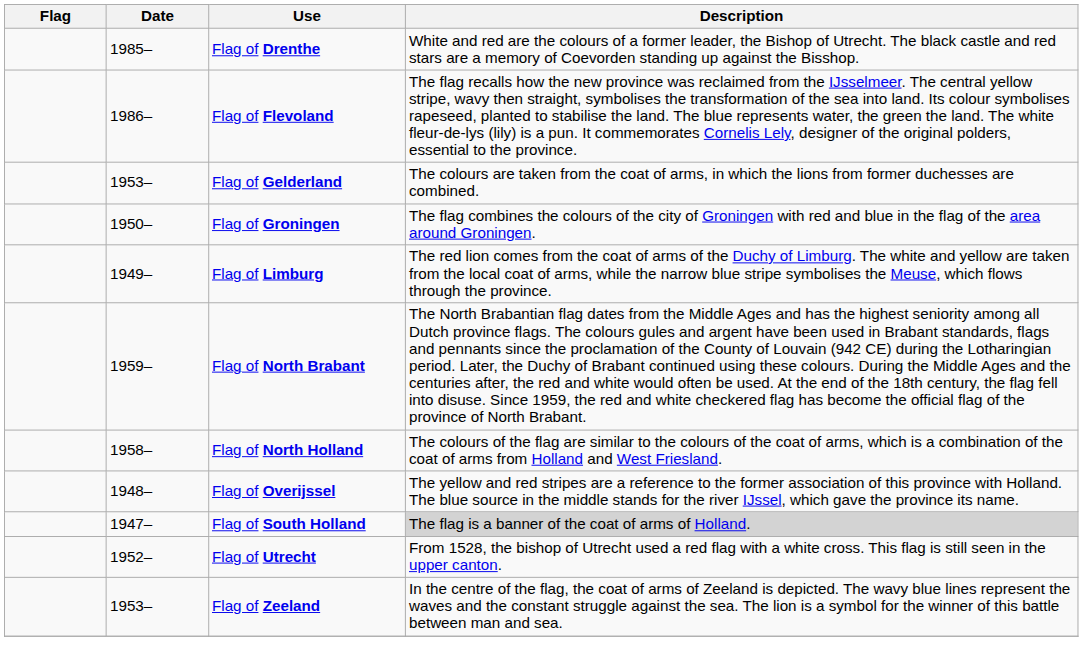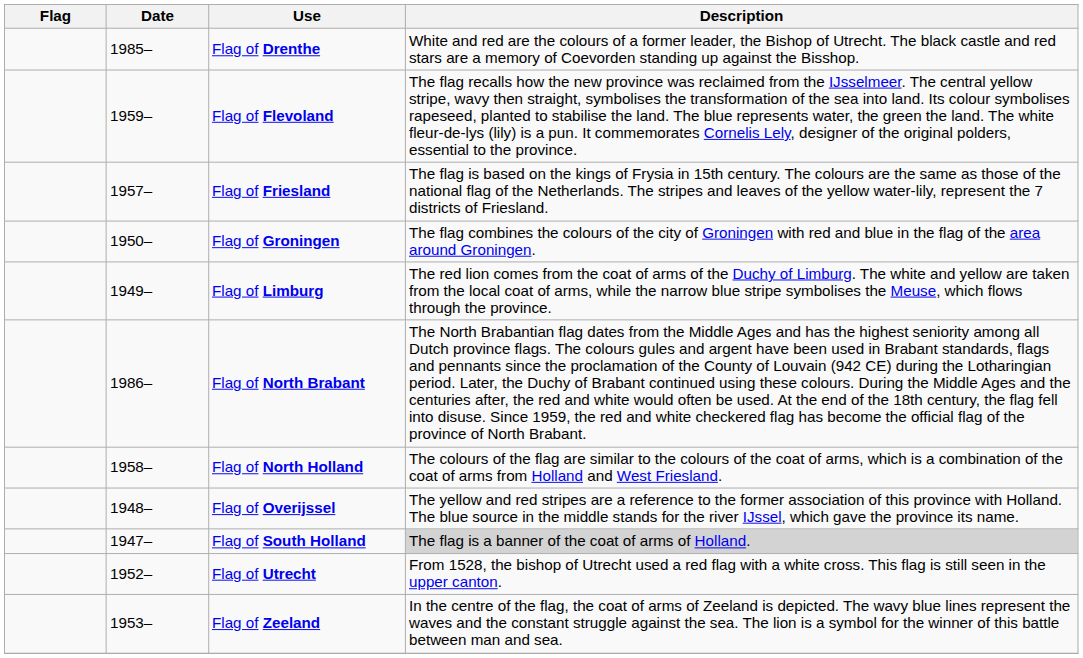(131, 116) 1986– -> (131, 116) 1959–
+ row: (271, 191)
- row: (277, 182)
(131, 366) 1959– -> (131, 383) 1986–
